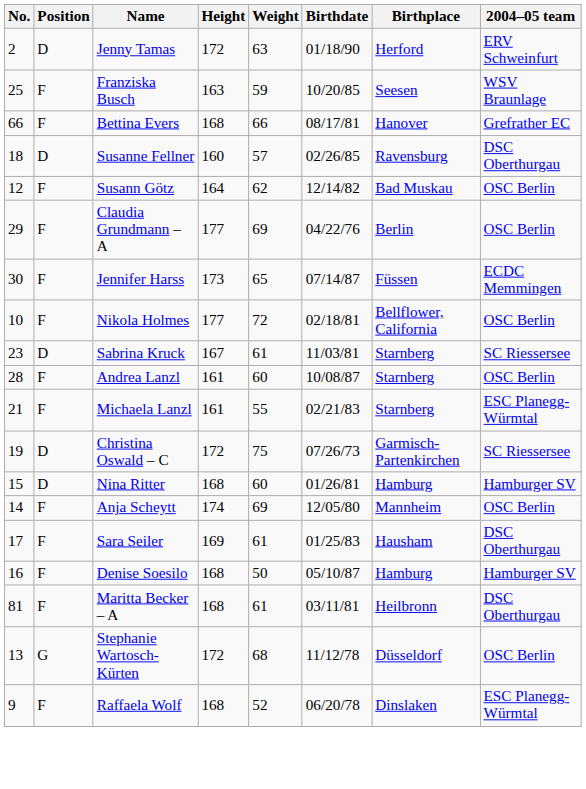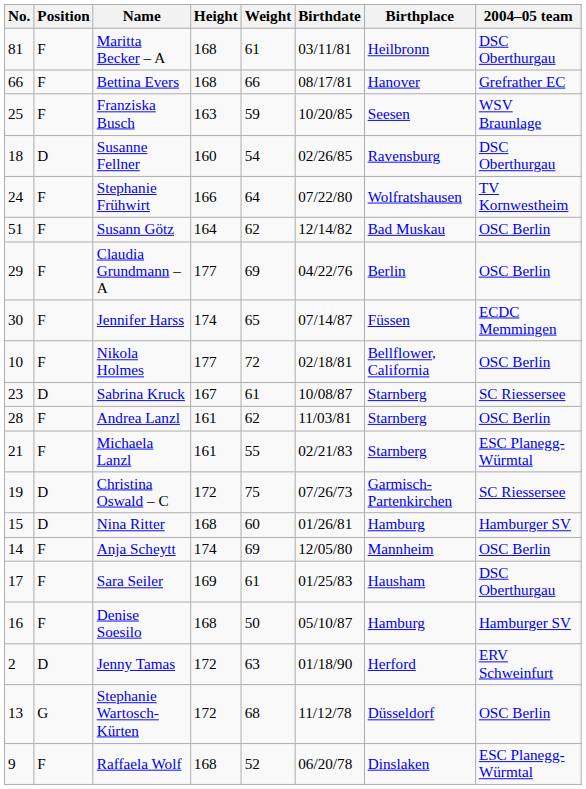rows swapped: (143, 605) <-> (136, 49)
rows swapped: (126, 90) <-> (138, 123)
(260, 155) 57 -> (252, 155) 54
+ row: (127, 196)
(16, 188) 12 -> (16, 229) 51
(213, 279) 173 -> (205, 320) 174
(333, 353) 11/03/81 -> (325, 394) 10/08/87
(260, 377) 60 -> (252, 418) 62
(333, 377) 10/08/87 -> (325, 418) 11/03/81
